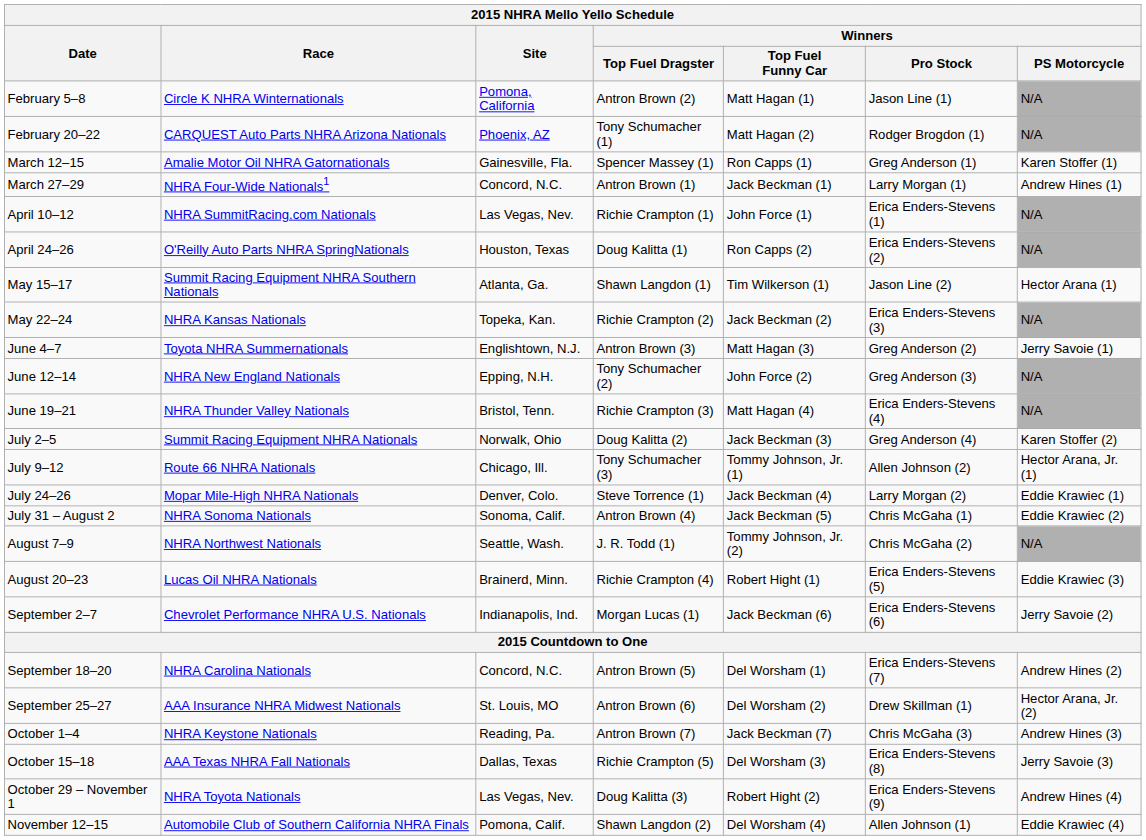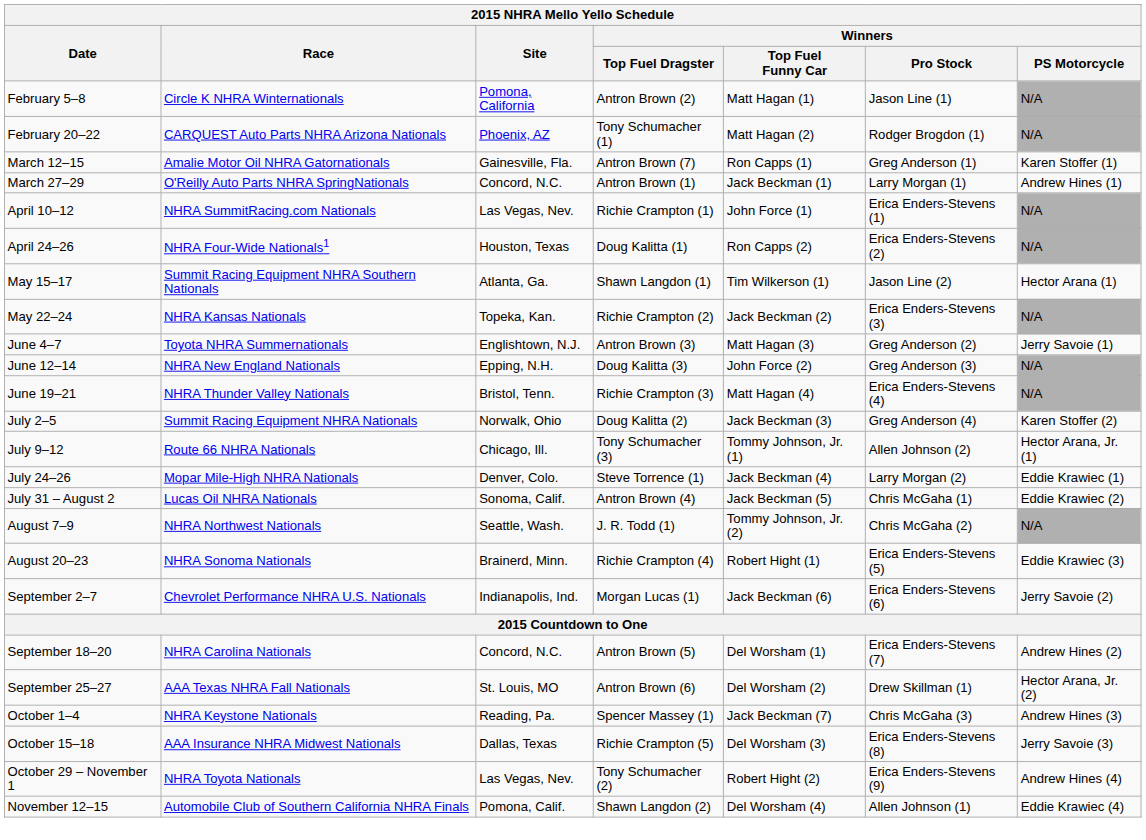(655, 162) Spencer Massey (1) -> (646, 162) Antron Brown (7)
(247, 185) NHRA Four-Wide Nationals1 -> (286, 183) O'Reilly Auto Parts NHRA SpringNationals
(286, 250) O'Reilly Auto Parts NHRA SpringNationals -> (247, 246) NHRA Four-Wide Nationals1
(649, 376) Tony Schumacher (2) -> (642, 366) Doug Kalitta (3)
(237, 516) NHRA Sonoma Nationals -> (240, 498) Lucas Oil NHRA Nationals
(240, 579) Lucas Oil NHRA Nationals -> (237, 561) NHRA Sonoma Nationals
(282, 706) AAA Insurance NHRA Midwest Nationals -> (257, 688) AAA Texas NHRA Fall Nationals
(646, 734) Antron Brown (7) -> (655, 716) Spencer Massey (1)
(257, 762) AAA Texas NHRA Fall Nationals -> (282, 744) AAA Insurance NHRA Midwest Nationals
(642, 797) Doug Kalitta (3) -> (649, 779) Tony Schumacher (2)
